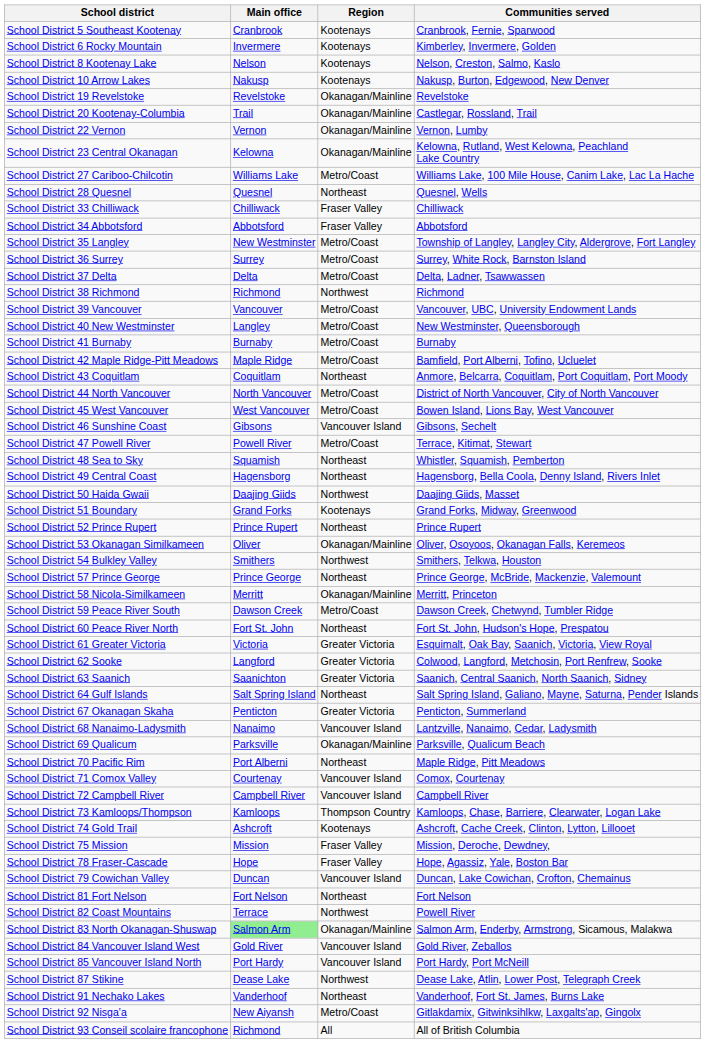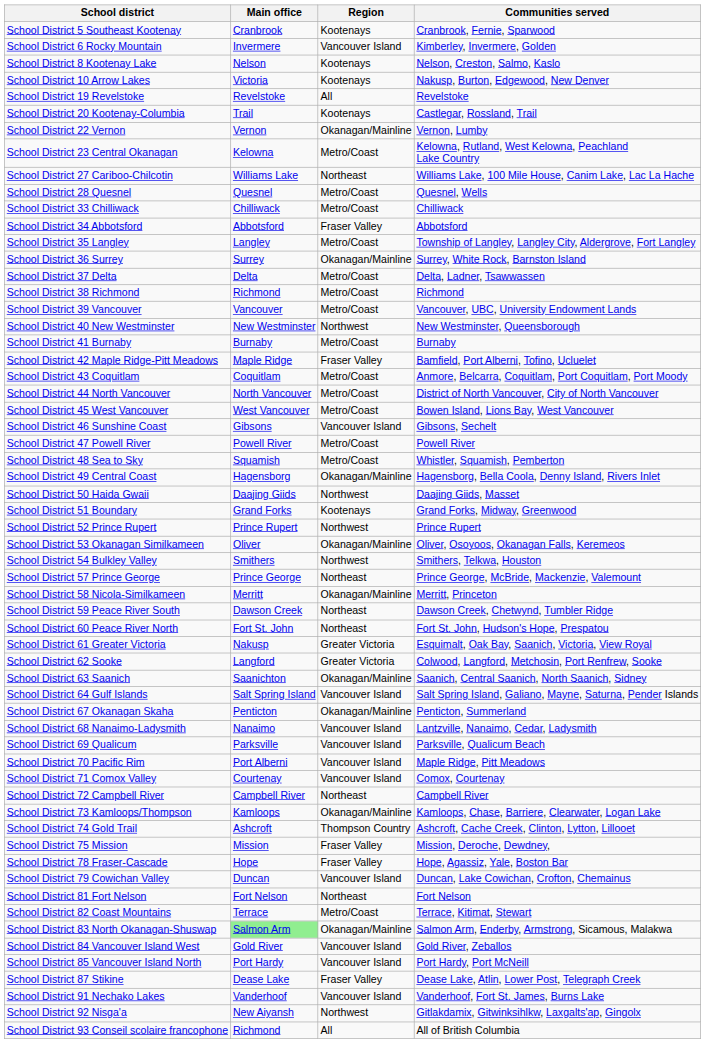(346, 46) Kootenays -> (361, 46) Vancouver Island
(251, 80) Nakusp -> (250, 80) Victoria
(366, 97) Okanagan/Mainline -> (326, 97) All
(366, 113) Okanagan/Mainline -> (346, 113) Kootenays
(366, 153) Okanagan/Mainline -> (349, 153) Metro/Coast
(349, 176) Metro/Coast -> (343, 176) Northeast
(343, 192) Northeast -> (349, 192) Metro/Coast
(351, 209) Fraser Valley -> (349, 209) Metro/Coast
(274, 243) New Westminster -> (251, 243) Langley
(349, 259) Metro/Coast -> (366, 259) Okanagan/Mainline
(344, 293) Northwest -> (349, 293) Metro/Coast
(251, 326) Langley -> (274, 326) New Westminster
(349, 326) Metro/Coast -> (344, 326) Northwest
(349, 360) Metro/Coast -> (351, 360) Fraser Valley
(343, 377) Northeast -> (349, 377) Metro/Coast
(474, 444) Terrace, Kitimat, Stewart -> (446, 444) Powell River
(343, 460) Northeast -> (349, 460) Metro/Coast
(343, 477) Northeast -> (366, 477) Okanagan/Mainline
(343, 527) Northeast -> (344, 527) Northwest
(349, 611) Metro/Coast -> (343, 611) Northeast
(250, 644) Victoria -> (251, 644) Nakusp
(357, 678) Greater Victoria -> (366, 678) Okanagan/Mainline
(343, 695) Northeast -> (361, 695) Vancouver Island
(357, 711) Greater Victoria -> (366, 711) Okanagan/Mainline
(366, 745) Okanagan/Mainline -> (361, 745) Vancouver Island
(343, 762) Northeast -> (361, 762) Vancouver Island
(361, 795) Vancouver Island -> (343, 795) Northeast
(365, 812) Thompson Country -> (366, 812) Okanagan/Mainline
(346, 829) Kootenays -> (365, 829) Thompson Country
(344, 912) Northwest -> (349, 912) Metro/Coast
(446, 912) Powell River -> (474, 912) Terrace, Kitimat, Stewart
(344, 979) Northwest -> (351, 979) Fraser Valley
(343, 996) Northeast -> (361, 996) Vancouver Island
(349, 1013) Metro/Coast -> (344, 1013) Northwest
